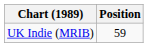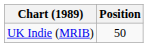(120, 33) 59 -> (120, 33) 50
